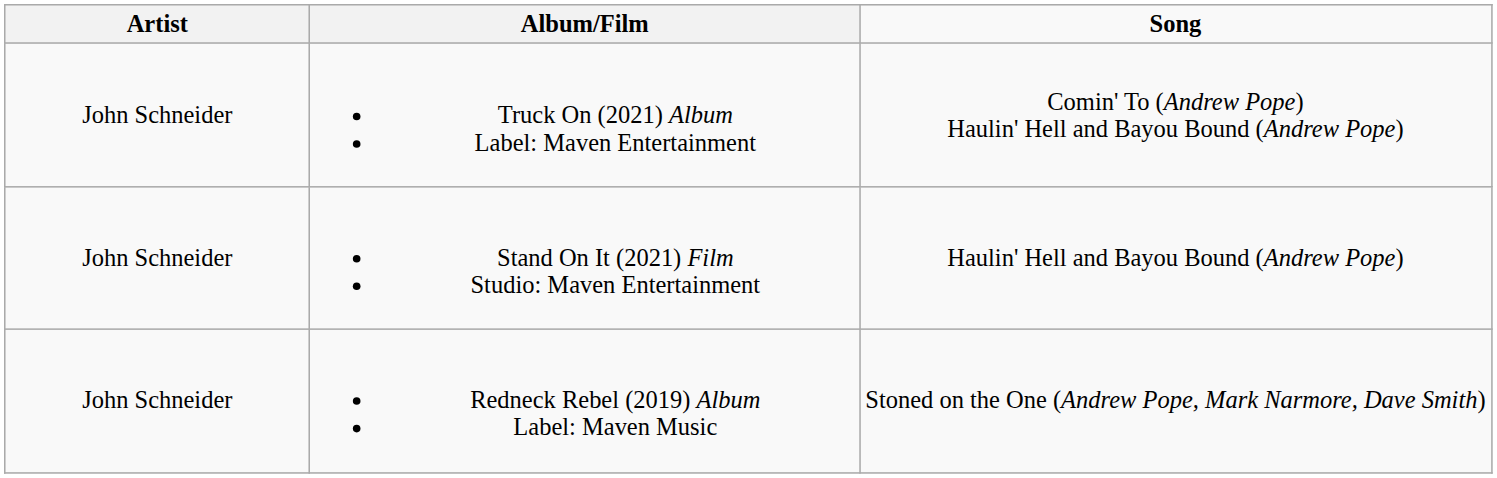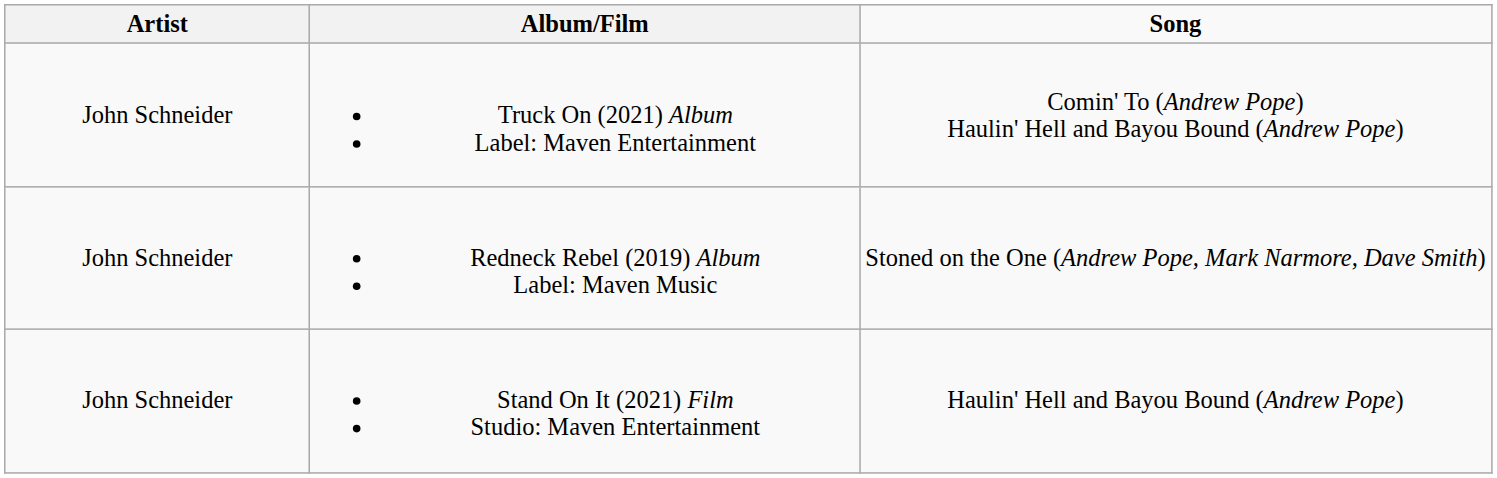rows swapped: (585, 272) <-> (585, 415)
